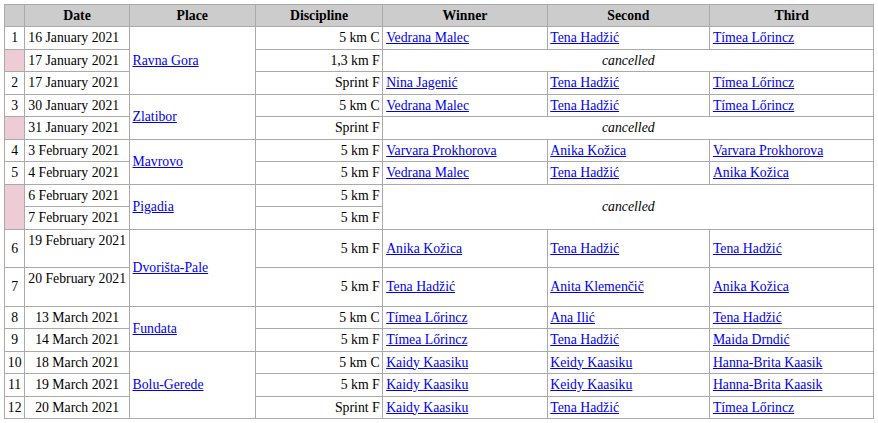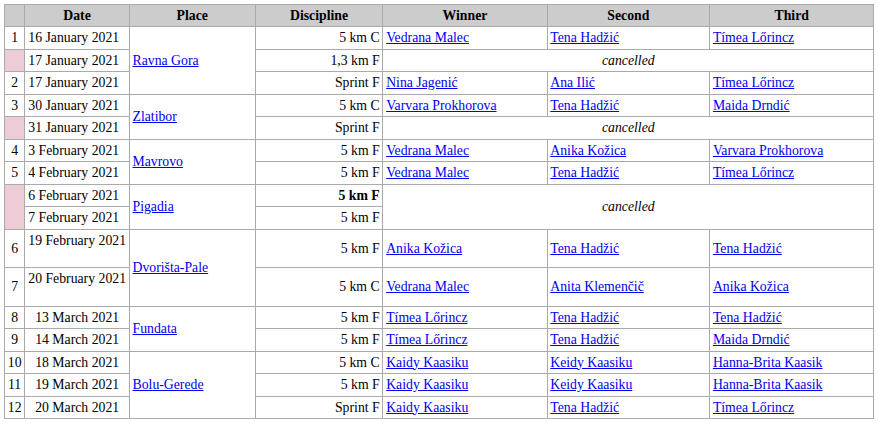(585, 82) Tena Hadžić -> (573, 82) Ana Ilić
(428, 105) Vedrana Malec -> (441, 105) Varvara Prokhorova
(754, 105) Tímea Lőrincz -> (751, 105) Maida Drndić
(441, 150) Varvara Prokhorova -> (428, 150) Vedrana Malec
(751, 172) Anika Kožica -> (754, 172) Tímea Lőrincz
(360, 195) normal -> (359, 195) bold
(360, 286) 5 km F -> (359, 286) 5 km C
(421, 286) Tena Hadžić -> (428, 286) Vedrana Malec
(359, 317) 5 km C -> (360, 317) 5 km F
(573, 317) Ana Ilić -> (585, 317) Tena Hadžić
